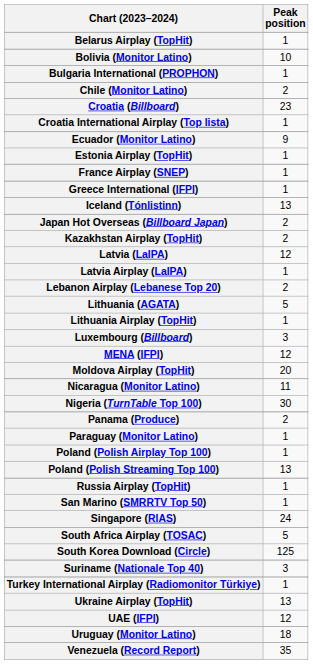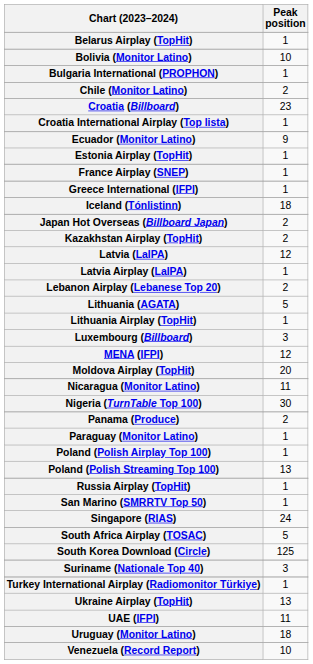(285, 205) 13 -> (285, 205) 18
(285, 618) 12 -> (285, 618) 11
(285, 651) 35 -> (285, 651) 10
